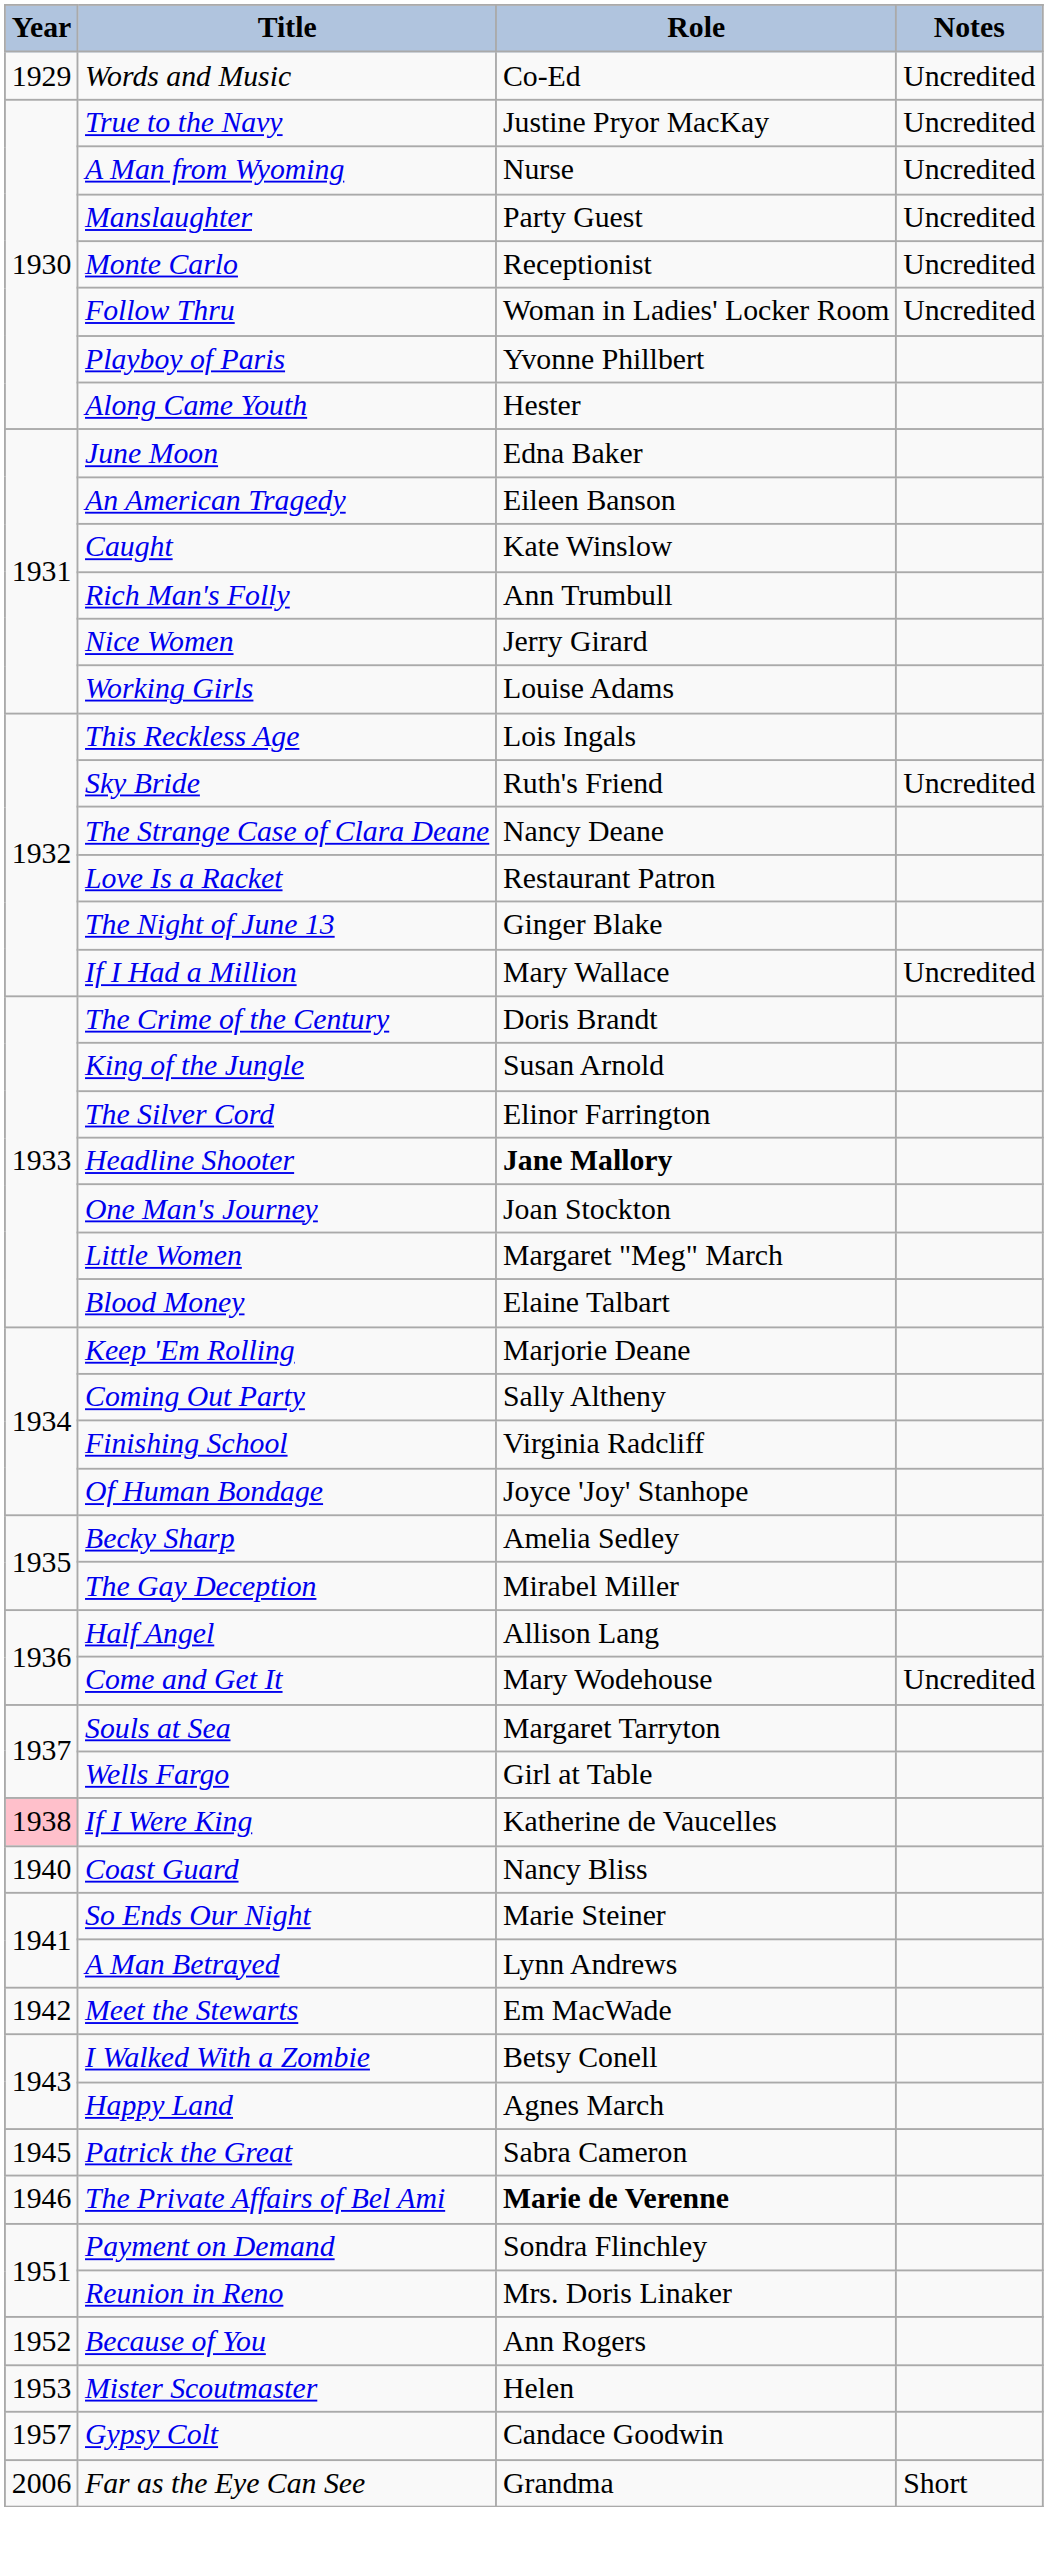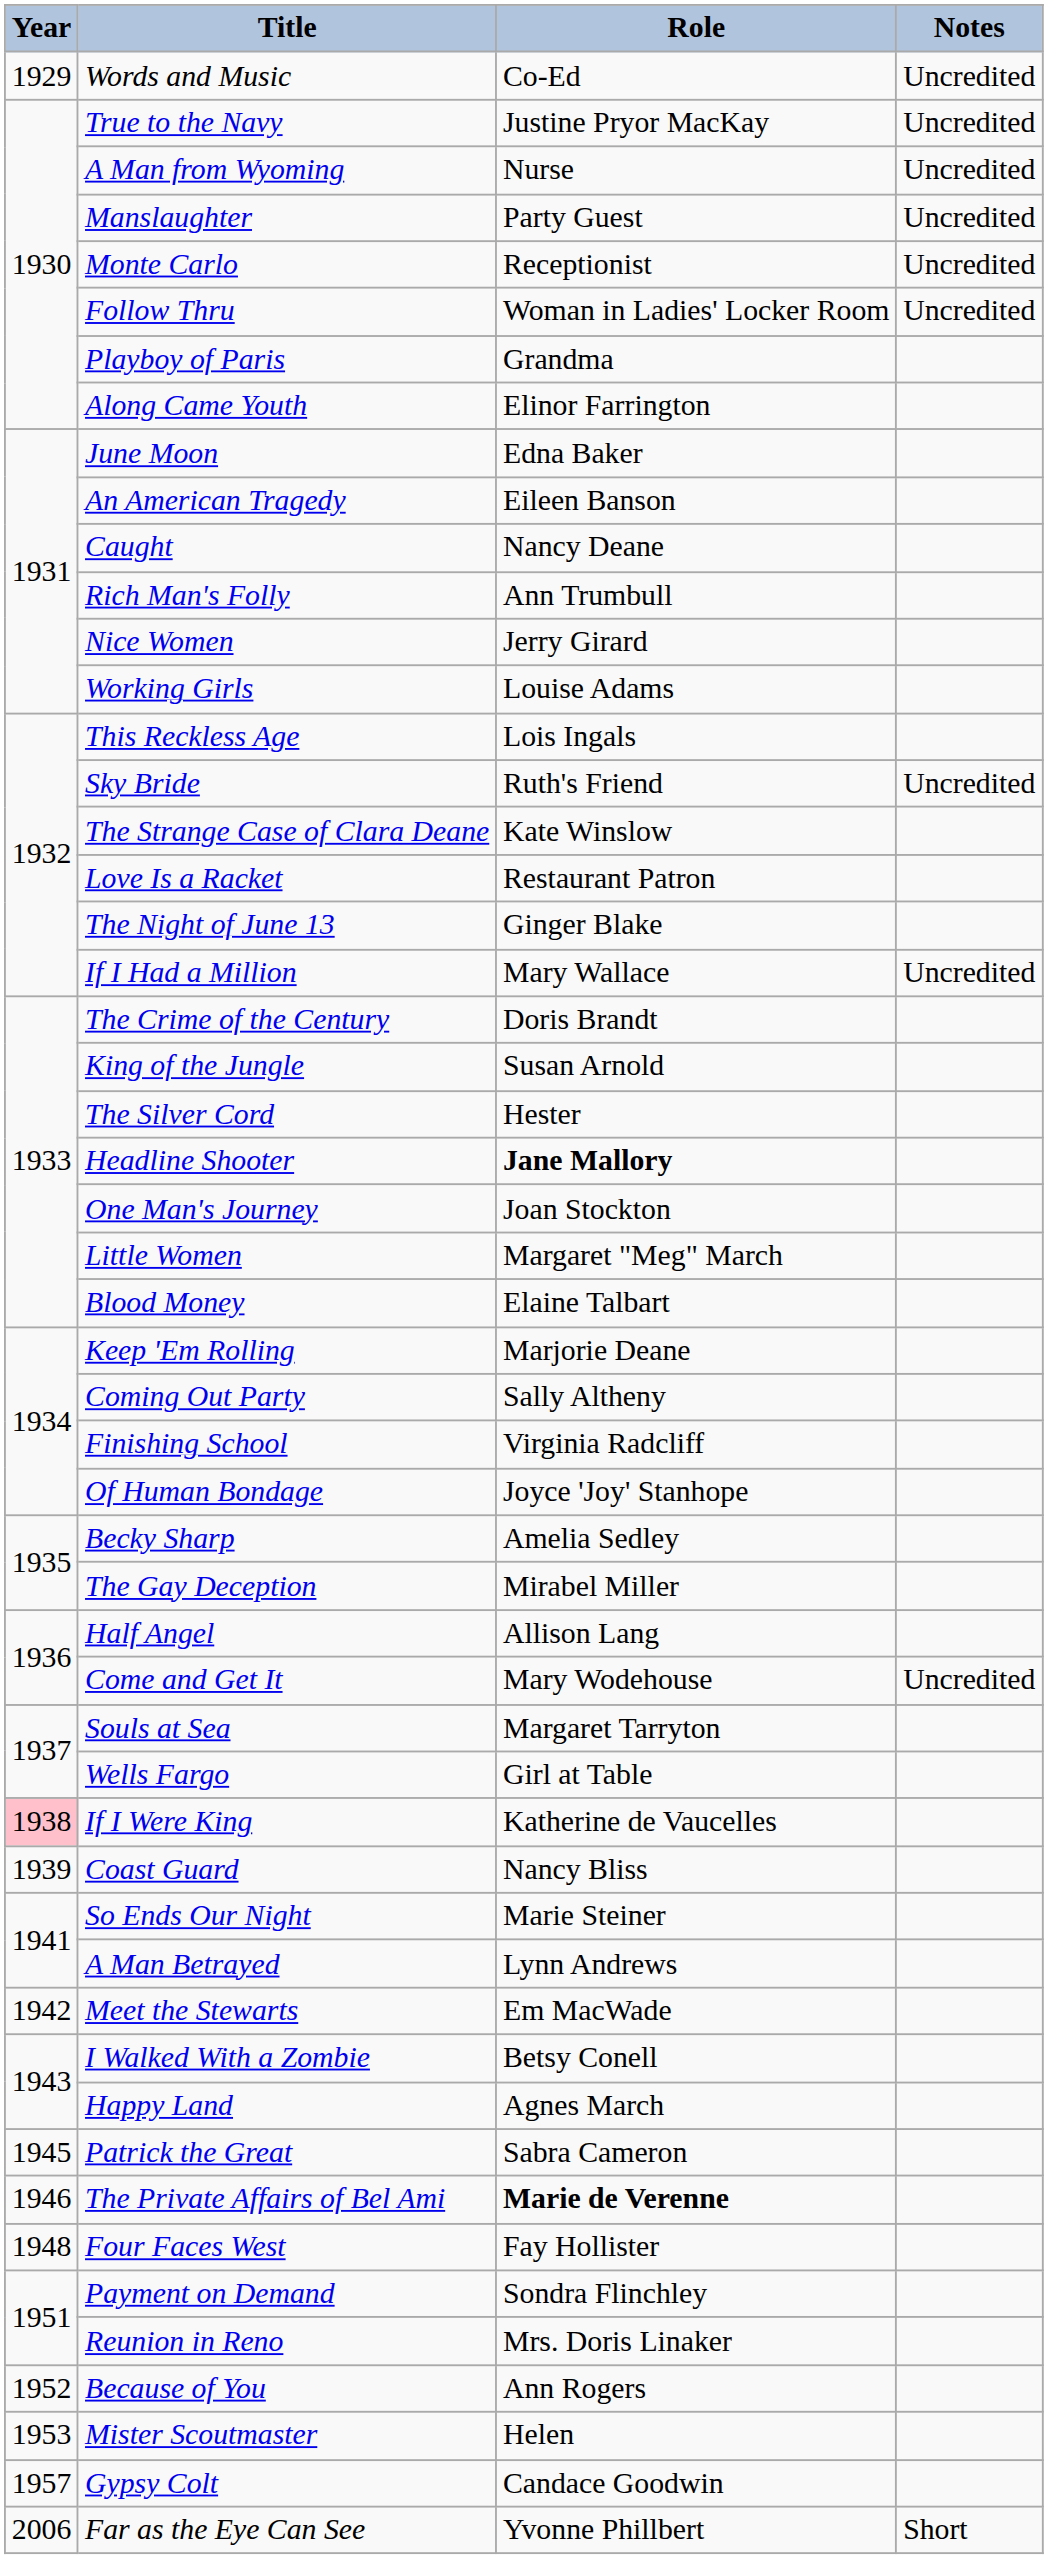(604, 358) Yvonne Phillbert -> (558, 358) Grandma
(542, 405) Hester -> (607, 405) Elinor Farrington
(588, 547) Kate Winslow -> (584, 547) Nancy Deane
(584, 830) Nancy Deane -> (588, 830) Kate Winslow
(607, 1113) Elinor Farrington -> (542, 1113) Hester
(42, 1868) 1940 -> (42, 1868) 1939
+ row: (185, 2246)
(558, 2482) Grandma -> (604, 2529) Yvonne Phillbert
